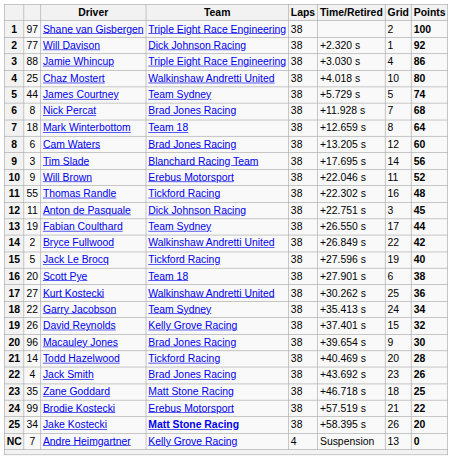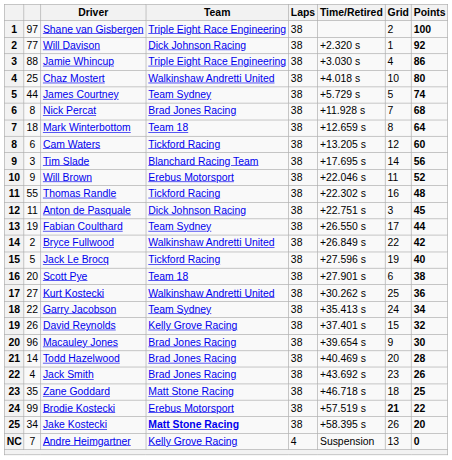(192, 144) Brad Jones Racing -> (184, 144) Tickford Racing
(184, 359) Tickford Racing -> (192, 359) Brad Jones Racing
(393, 408) normal -> (393, 408) bold
